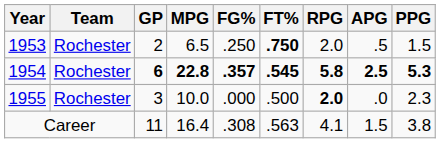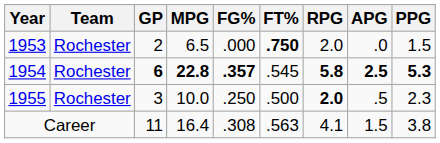(239, 45) .250 -> (239, 45) .000
(381, 45) .5 -> (381, 45) .0
(282, 72) bold -> (282, 72) normal
(239, 98) .000 -> (239, 98) .250
(381, 98) .0 -> (381, 98) .5
